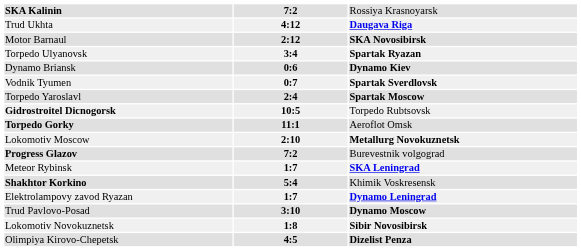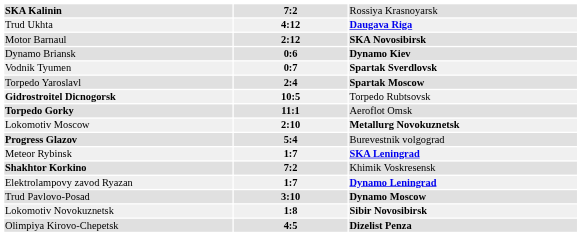- row: (46, 53)
(291, 153) 7:2 -> (291, 139) 5:4
(291, 182) 5:4 -> (291, 168) 7:2
